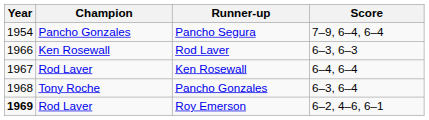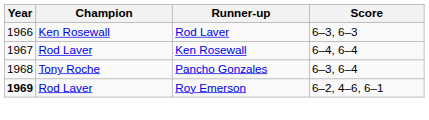- row: (215, 32)
